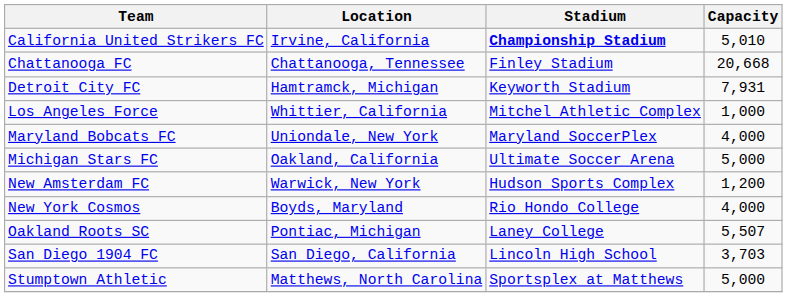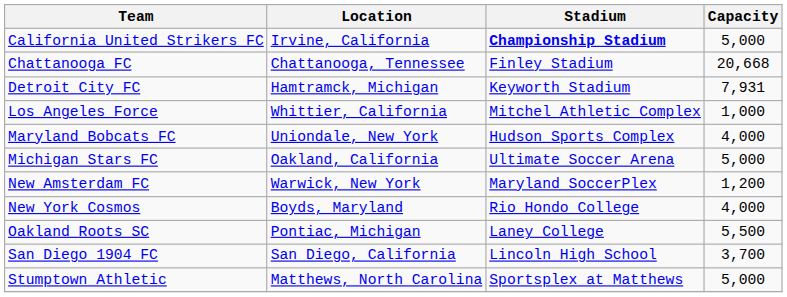(743, 40) 5,010 -> (743, 40) 5,000
(573, 136) Maryland SoccerPlex -> (582, 136) Hudson Sports Complex
(582, 184) Hudson Sports Complex -> (573, 184) Maryland SoccerPlex
(743, 232) 5,507 -> (743, 232) 5,500
(743, 256) 3,703 -> (743, 256) 3,700
